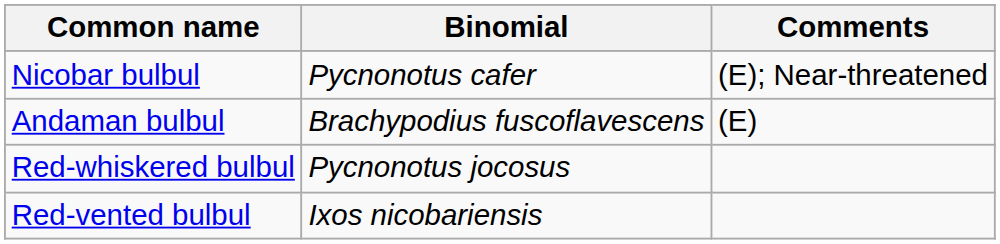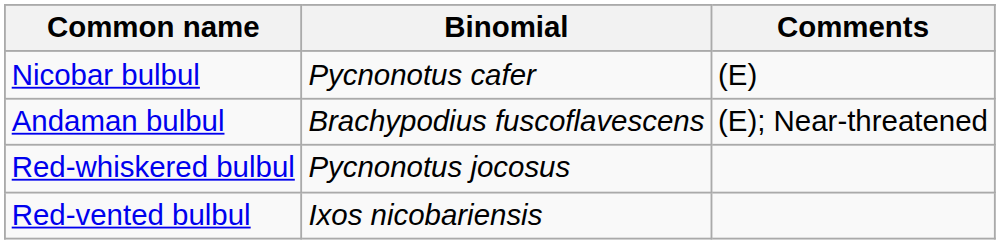(853, 74) (E); Near-threatened -> (738, 74) (E)
(738, 121) (E) -> (853, 121) (E); Near-threatened
